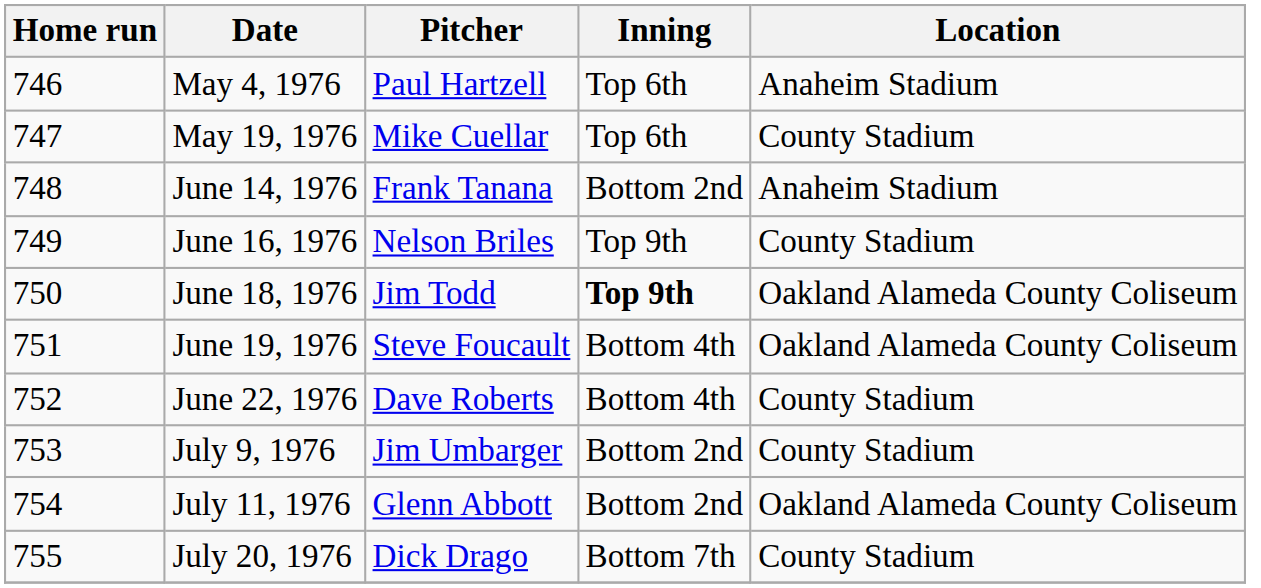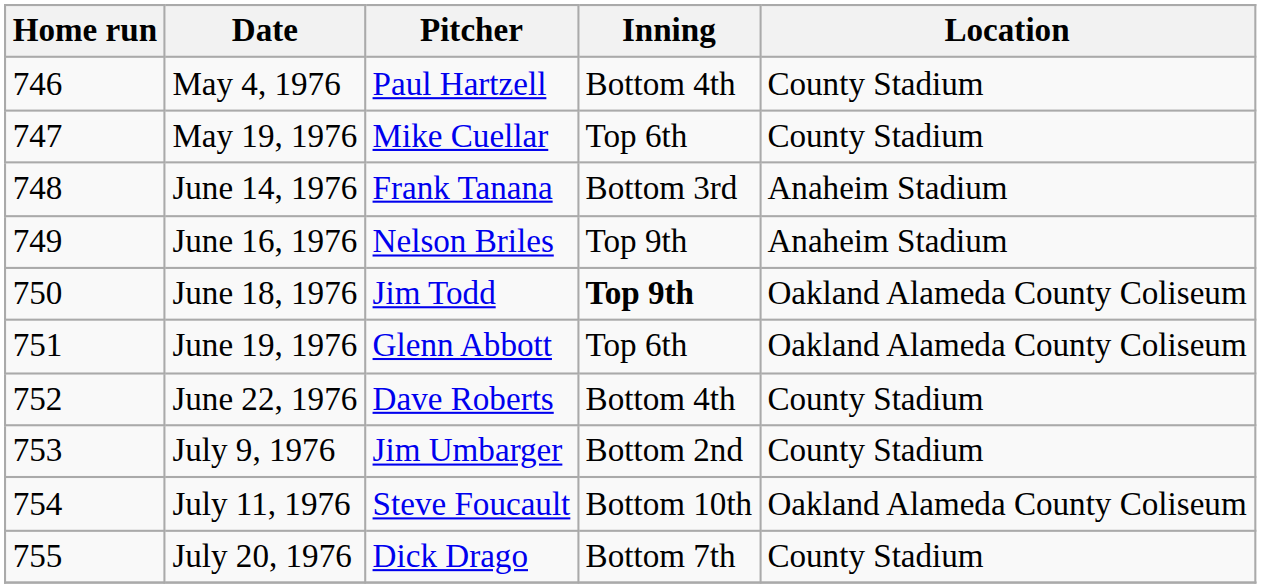(636, 83) Top 6th -> (661, 83) Bottom 4th
(878, 83) Anaheim Stadium -> (876, 83) County Stadium
(664, 188) Bottom 2nd -> (662, 188) Bottom 3rd
(866, 240) County Stadium -> (887, 240) Anaheim Stadium
(471, 345) Steve Foucault -> (462, 345) Glenn Abbott
(661, 345) Bottom 4th -> (636, 345) Top 6th
(462, 503) Glenn Abbott -> (471, 503) Steve Foucault
(664, 503) Bottom 2nd -> (669, 503) Bottom 10th
